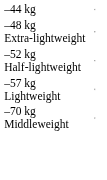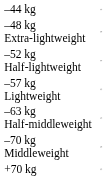+ row: (48, 118)
+ row: (20, 169)
